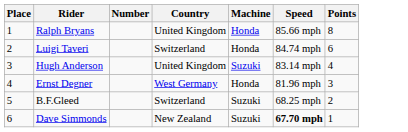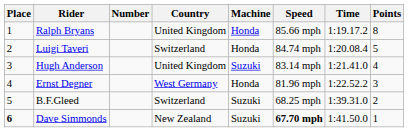+ column: (348, 13)
(330, 48) 6 -> (375, 48) 5
(9, 118) normal -> (9, 118) bold
